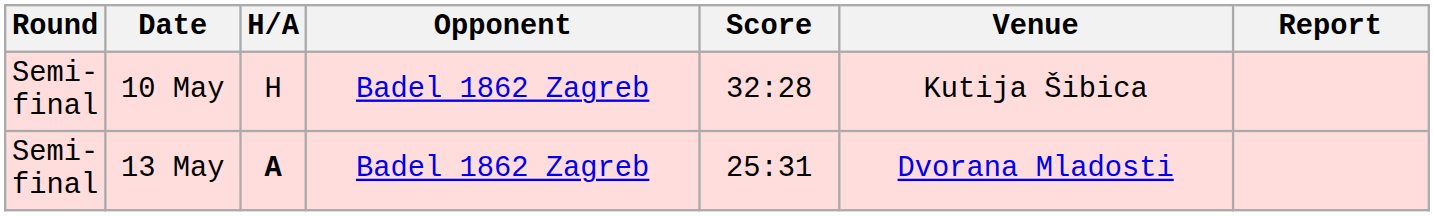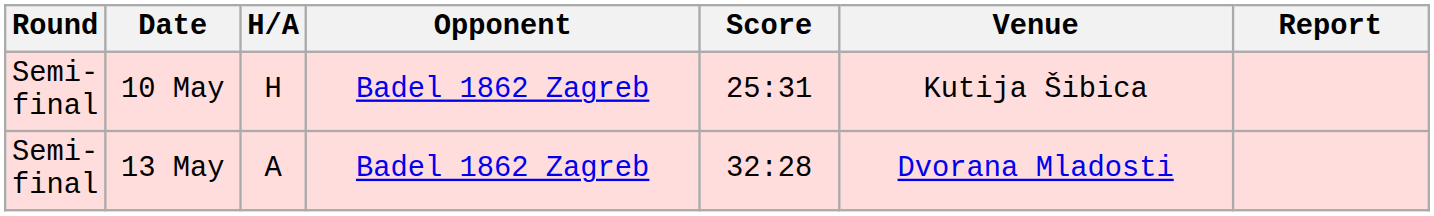(769, 92) 32:28 -> (769, 92) 25:31
(273, 171) bold -> (273, 171) normal
(769, 171) 25:31 -> (769, 171) 32:28
